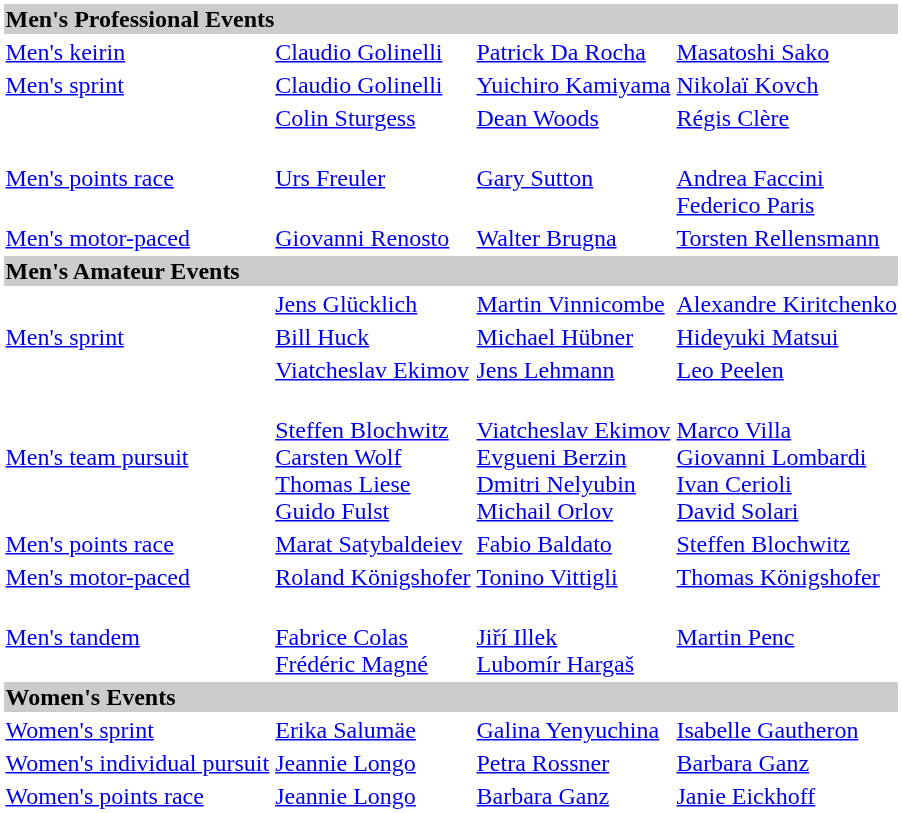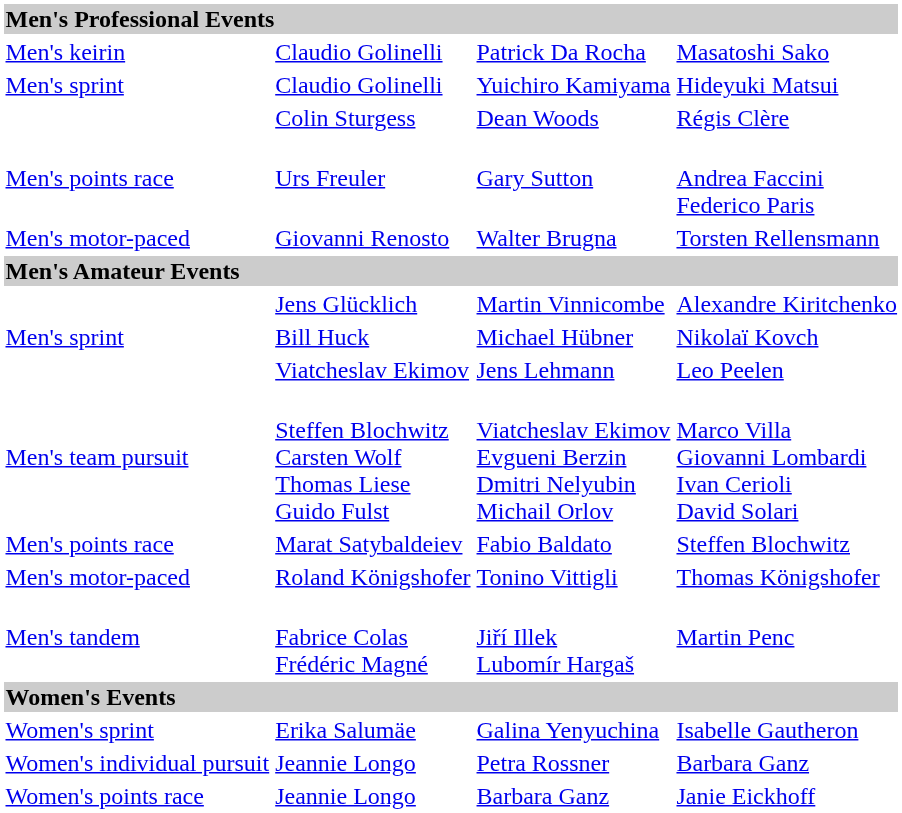(747, 84) Nikolaï Kovch -> (757, 84) Hideyuki Matsui
(757, 336) Hideyuki Matsui -> (747, 336) Nikolaï Kovch
